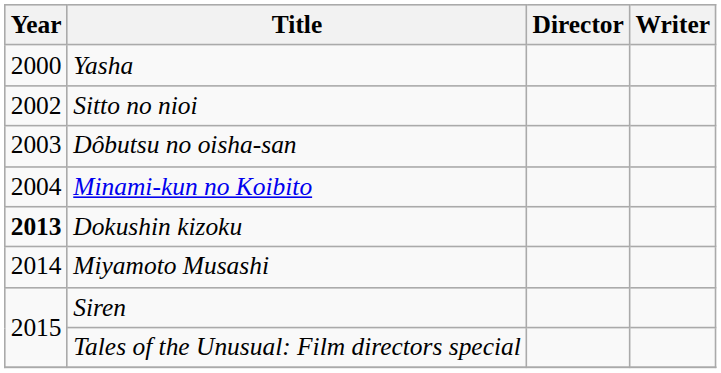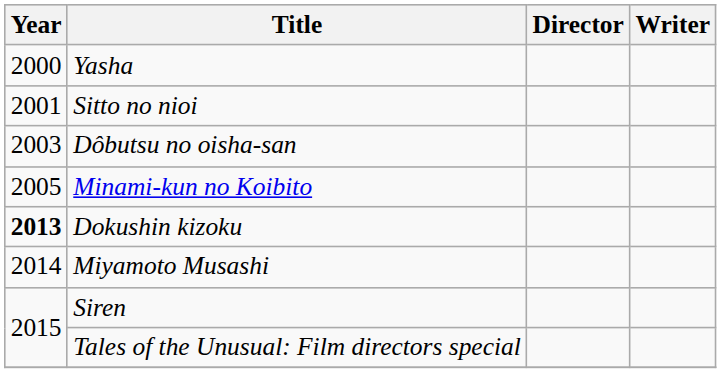(36, 105) 2002 -> (36, 105) 2001
(36, 186) 2004 -> (36, 186) 2005
